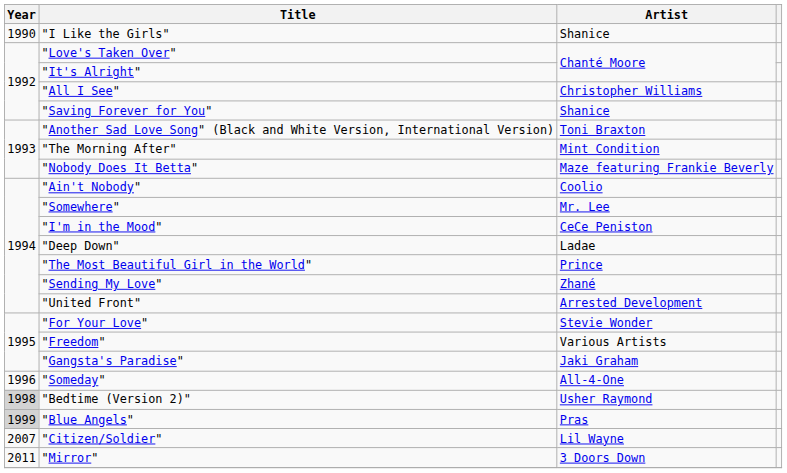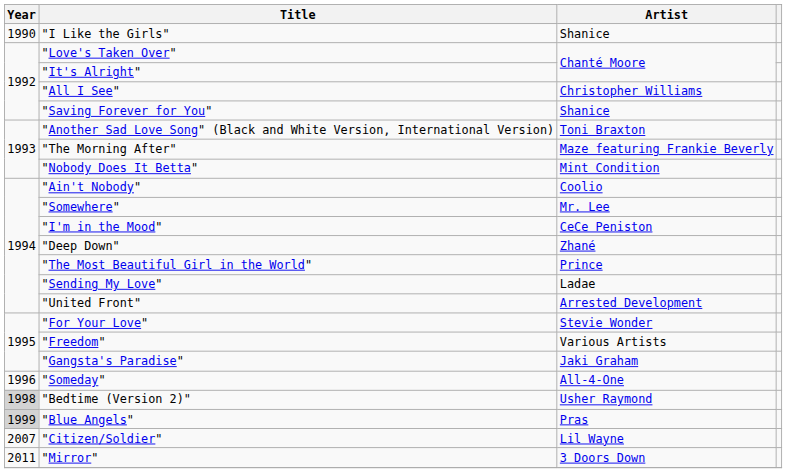(610, 149) Mint Condition -> (667, 149) Maze featuring Frankie Beverly
(667, 168) Maze featuring Frankie Beverly -> (610, 168) Mint Condition
(578, 245) Ladae -> (578, 245) Zhané
(578, 284) Zhané -> (578, 284) Ladae
